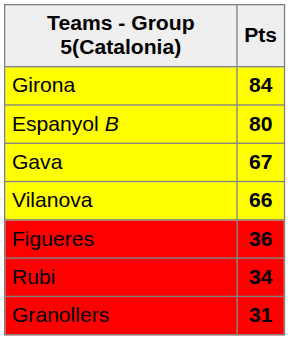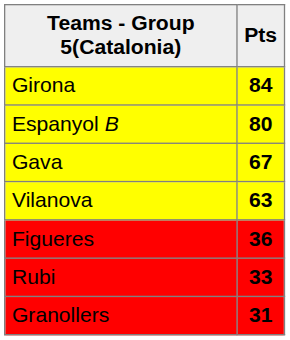(261, 200) 66 -> (261, 200) 63
(261, 277) 34 -> (261, 277) 33
